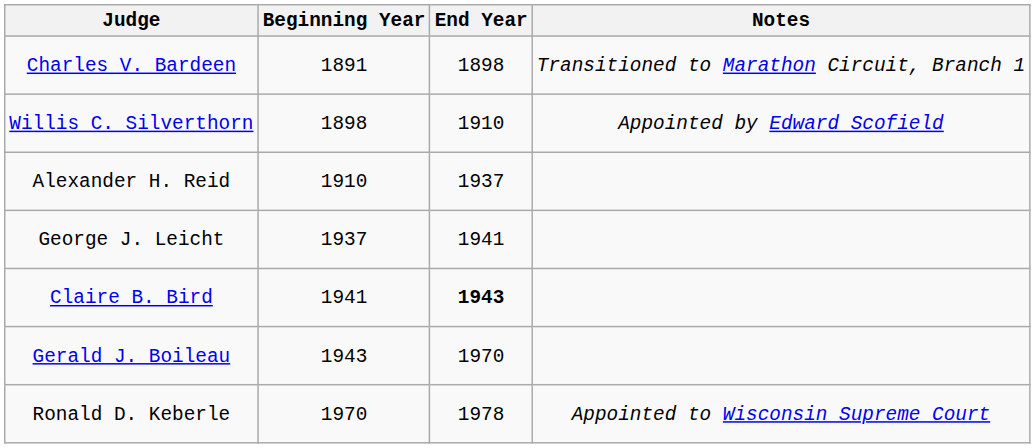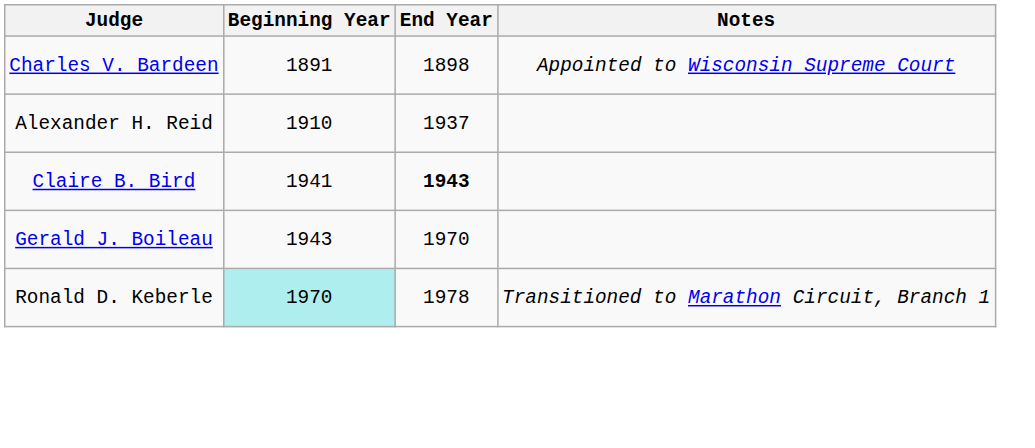(781, 65) Transitioned to Marathon Circuit, Branch 1 -> (746, 65) Appointed to Wisconsin Supreme Court
- row: (131, 123)
- row: (131, 240)
(344, 414) no background -> (309, 298) paleturquoise background
(781, 414) Appointed to Wisconsin Supreme Court -> (746, 298) Transitioned to Marathon Circuit, Branch 1
